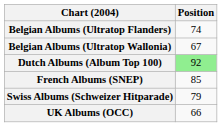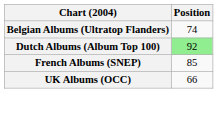- row: (90, 46)
- row: (90, 96)
